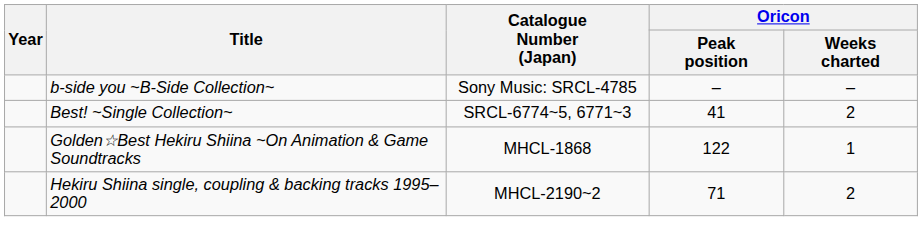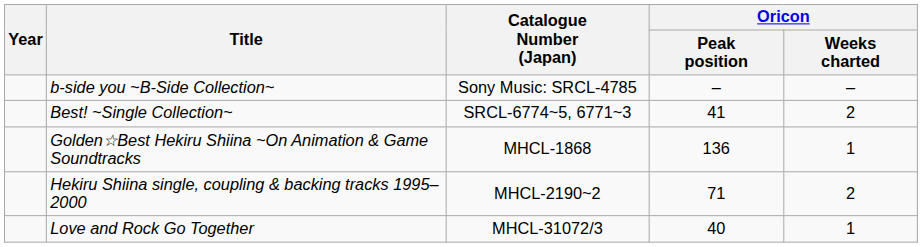(716, 149) 122 -> (716, 149) 136
+ row: (152, 228)
